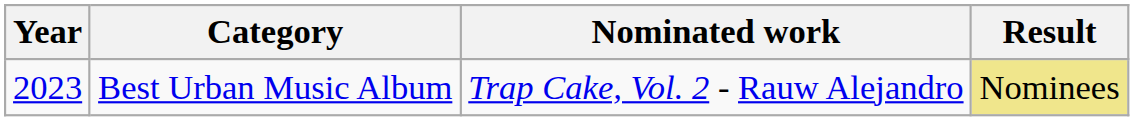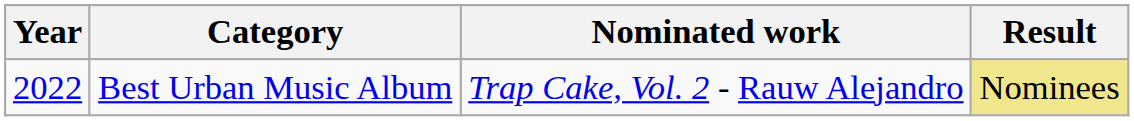(48, 86) 2023 -> (48, 86) 2022
